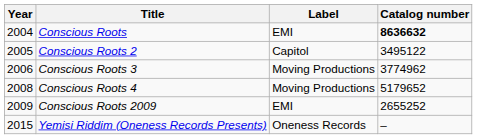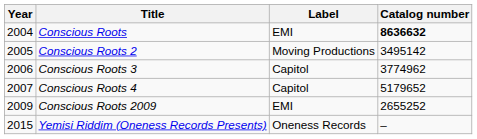(290, 51) Capitol -> (323, 51) Moving Productions
(403, 51) 3495122 -> (403, 51) 3495142
(323, 69) Moving Productions -> (290, 69) Capitol
(20, 88) 2008 -> (20, 88) 2007
(323, 88) Moving Productions -> (290, 88) Capitol
